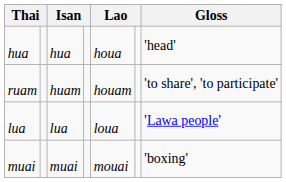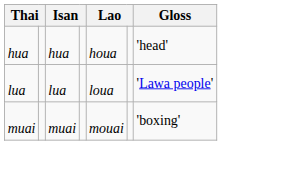- row: (22, 91)
